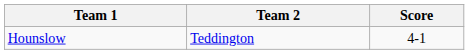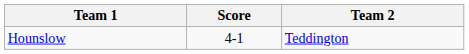columns swapped: (278, 15) <-> (417, 15)
